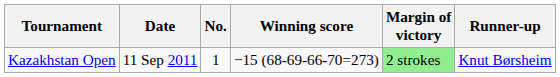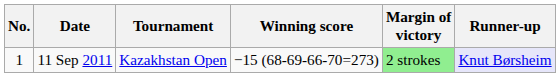columns swapped: (216, 26) <-> (62, 26)
(505, 60) no background -> (505, 60) lavender background
